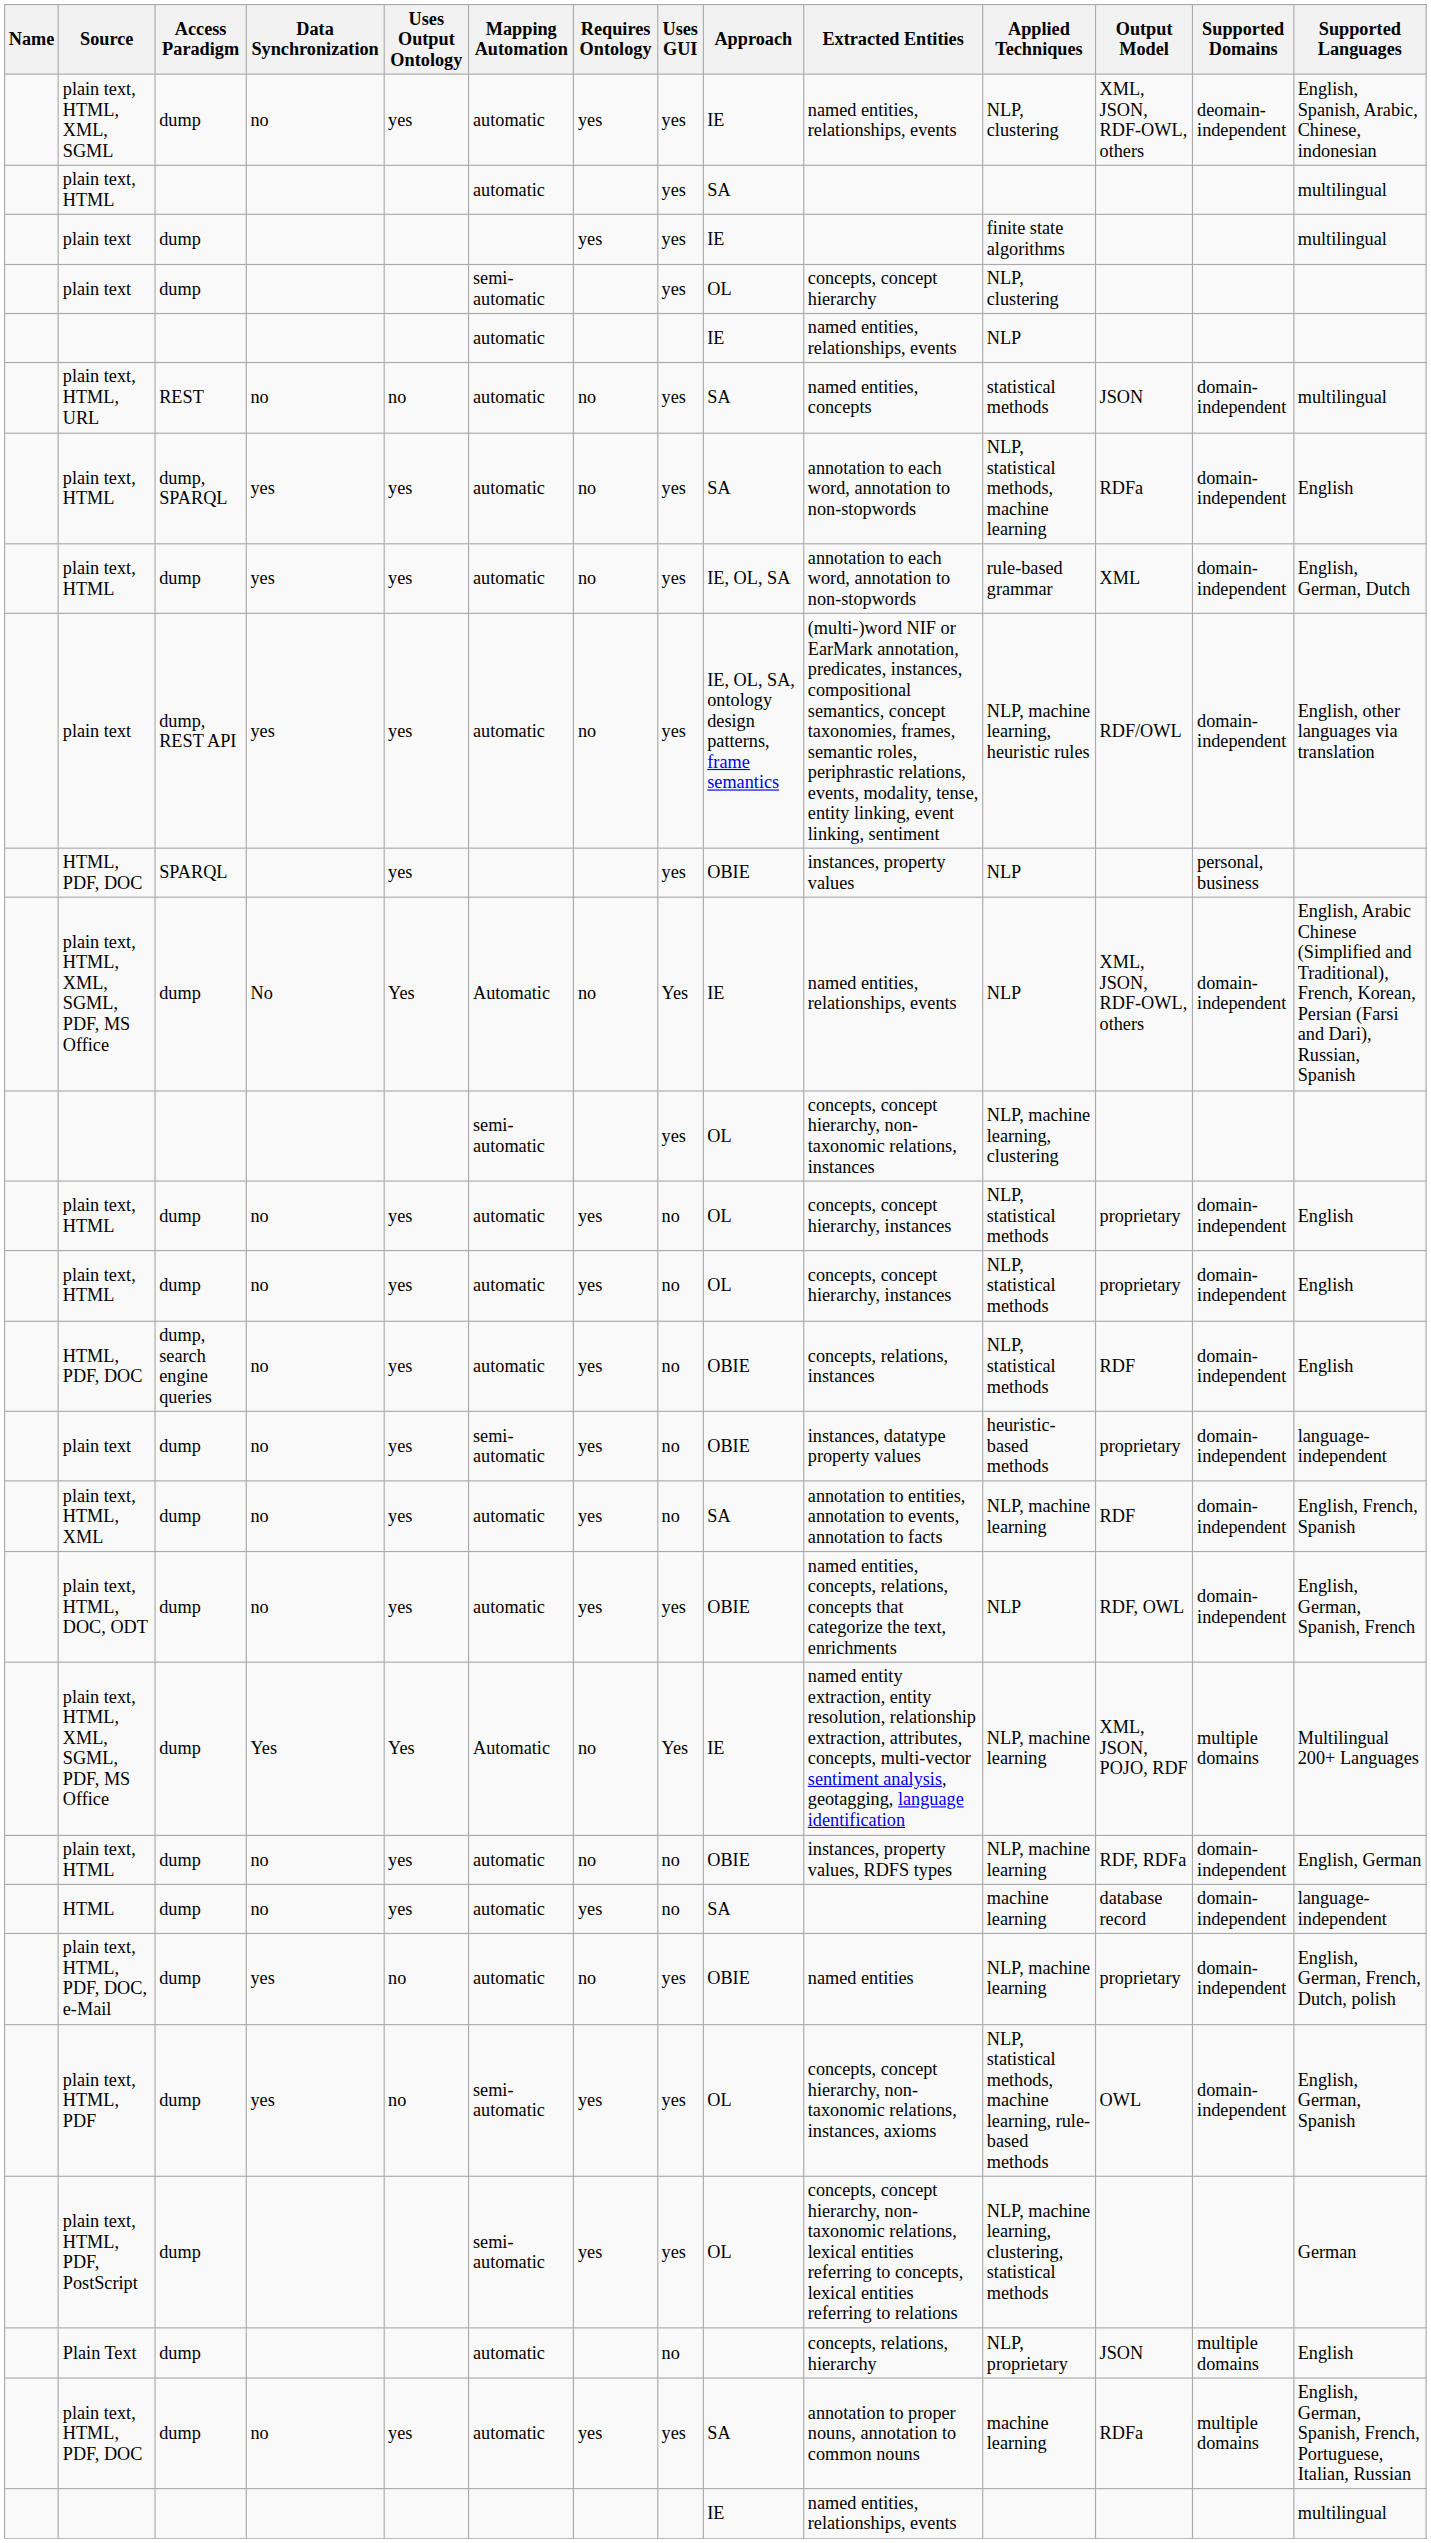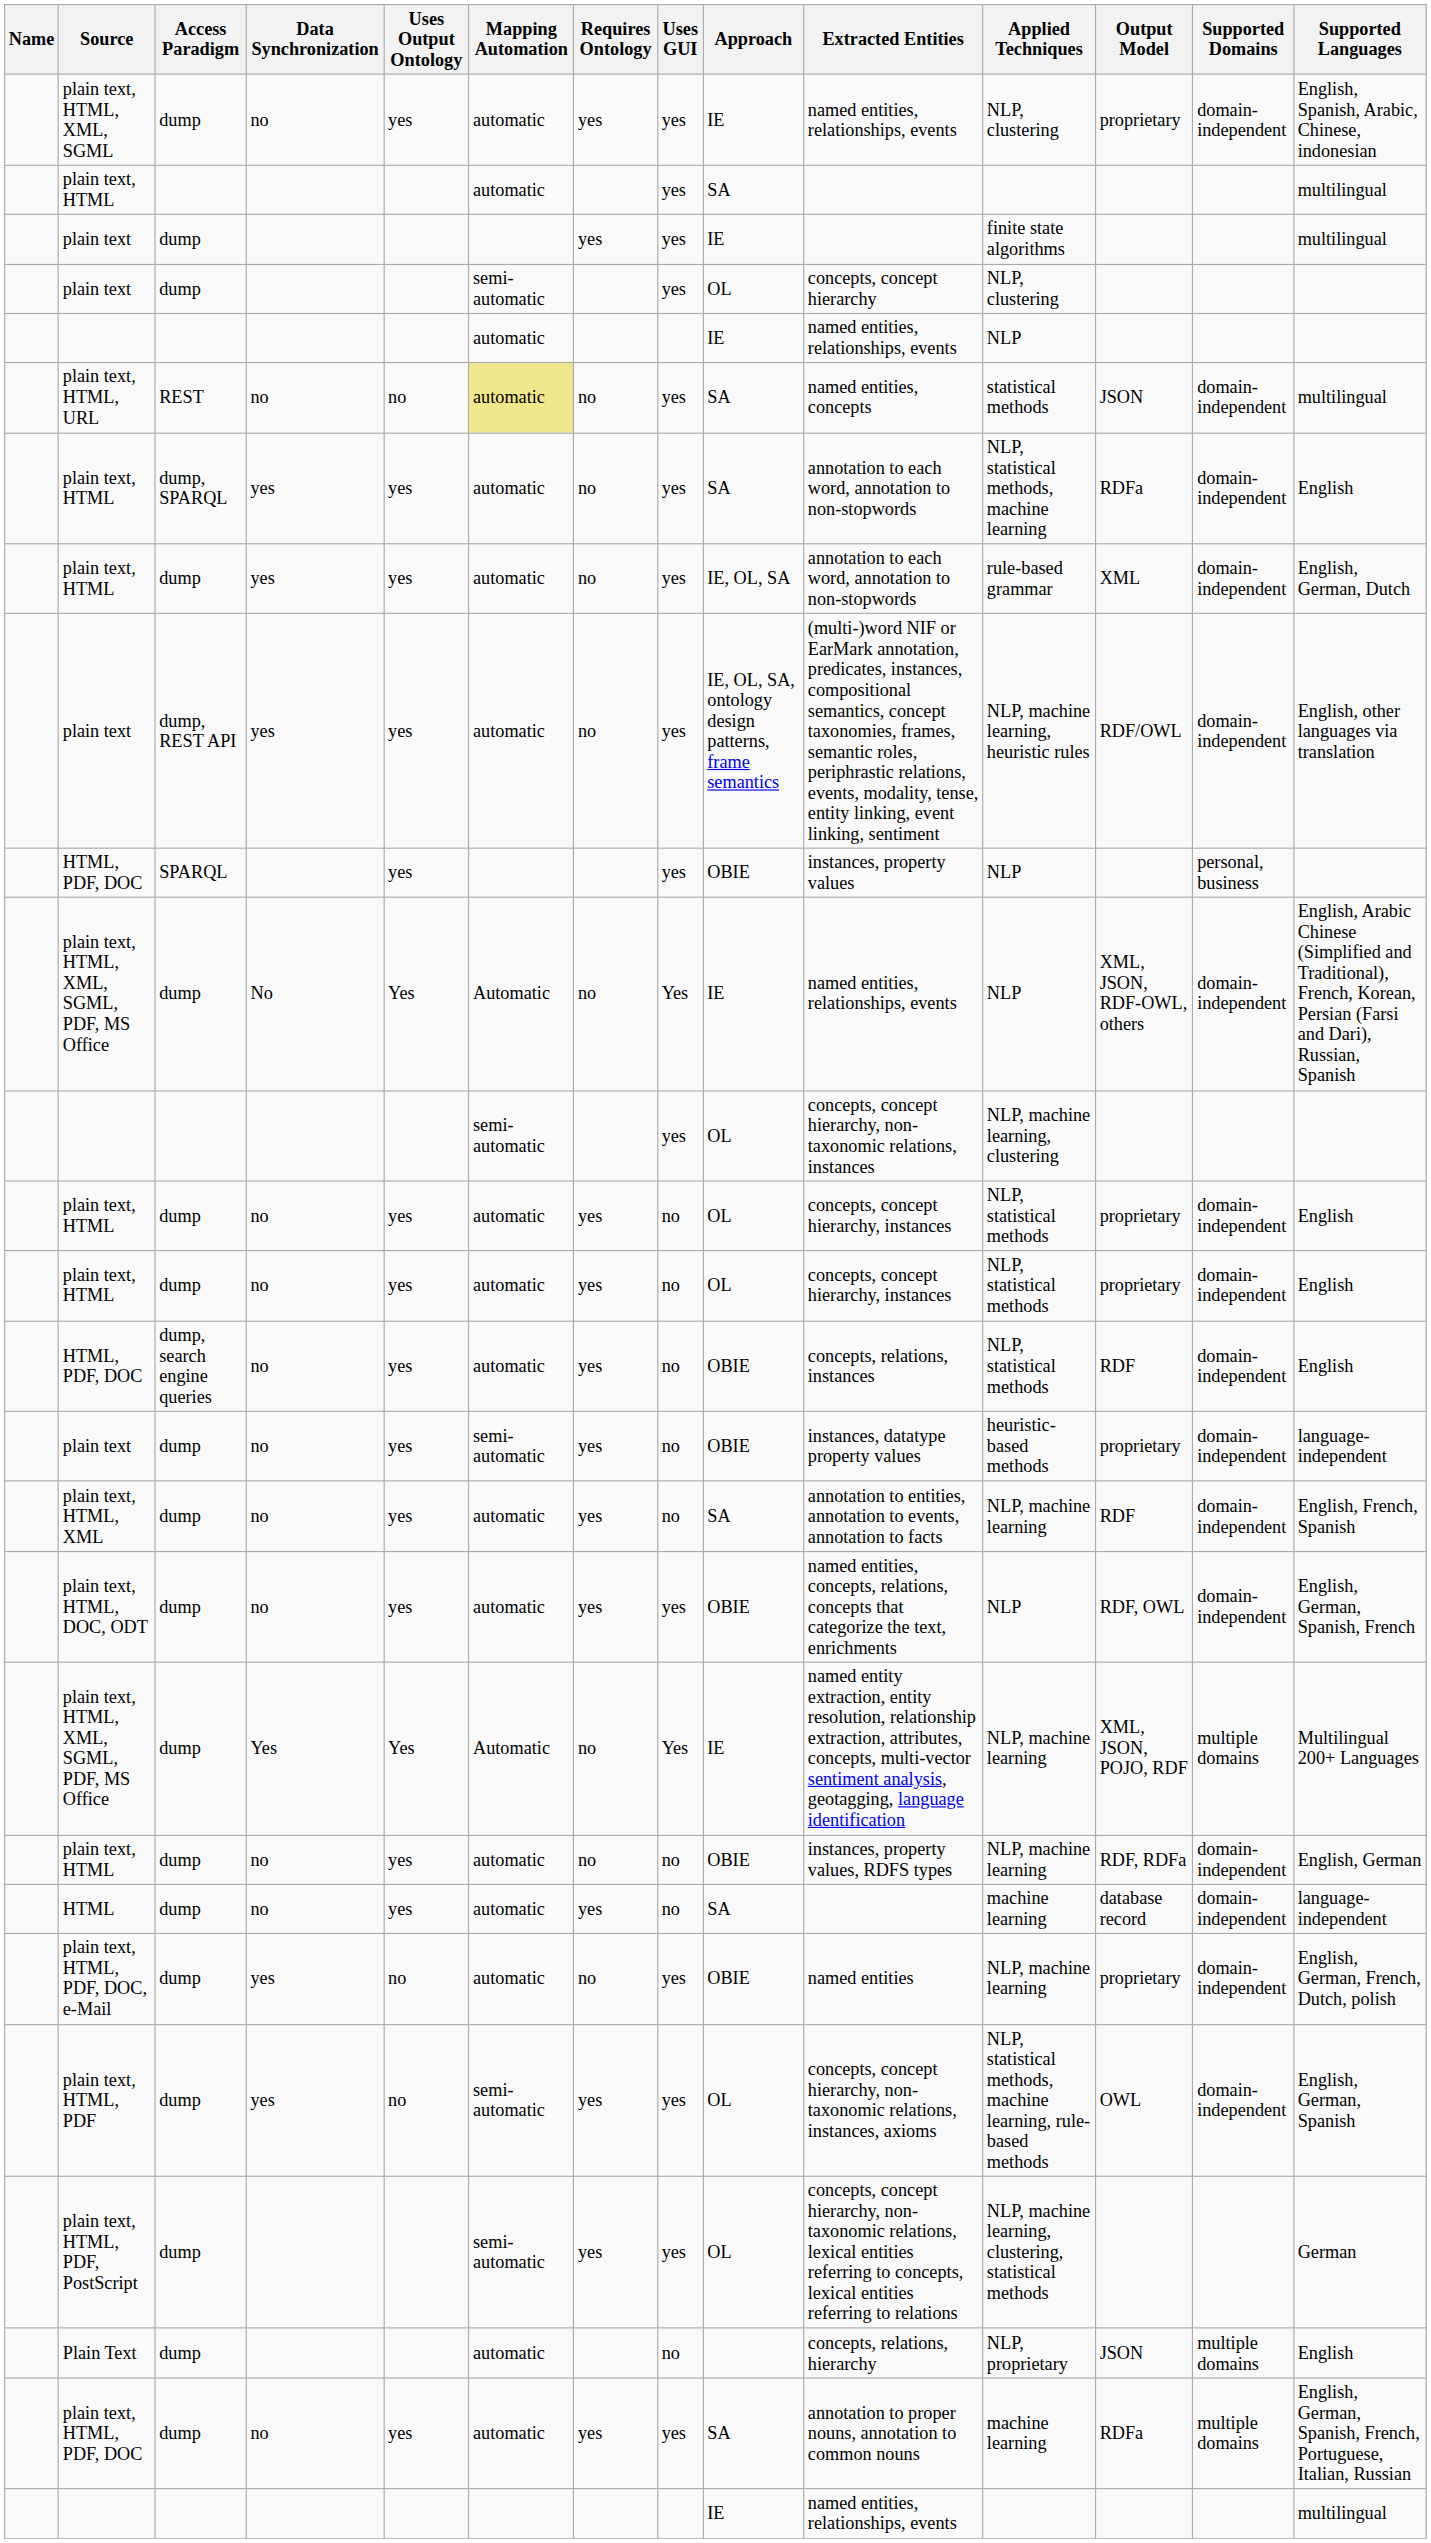(1143, 119) XML, JSON, RDF-OWL, others -> (1140, 119) proprietary
(1242, 119) deomain-independent -> (1242, 119) domain-independent
(509, 397) no background -> (509, 397) khaki background
